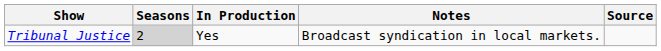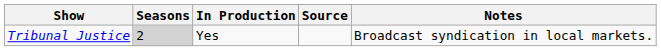columns swapped: (451, 15) <-> (630, 15)
